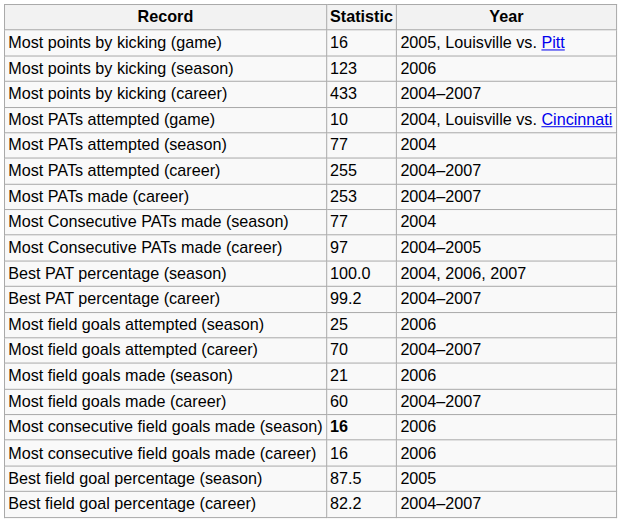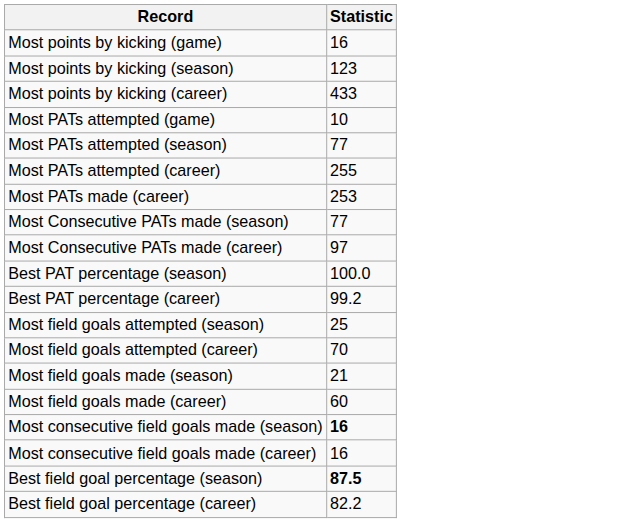- column: (506, 17)
(346, 478) normal -> (346, 478) bold
